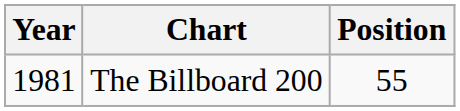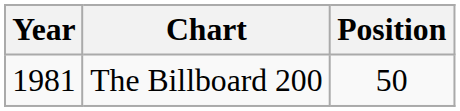(392, 79) 55 -> (392, 79) 50
